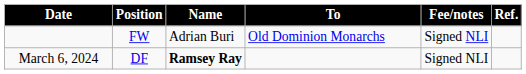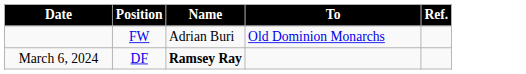- column: (456, 15)
